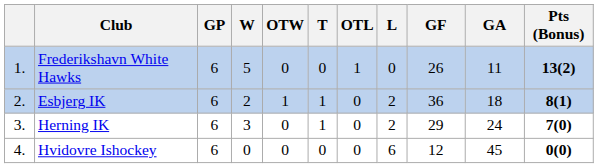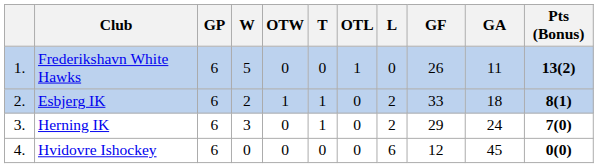(436, 100) 36 -> (436, 100) 33
